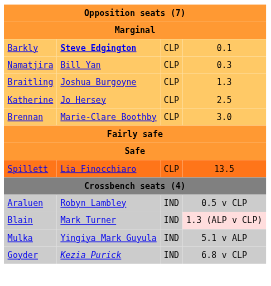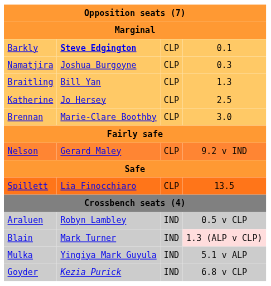(81, 65) Bill Yan -> (98, 65) Joshua Burgoyne
(98, 82) Joshua Burgoyne -> (81, 82) Bill Yan
+ row: (23, 151)
